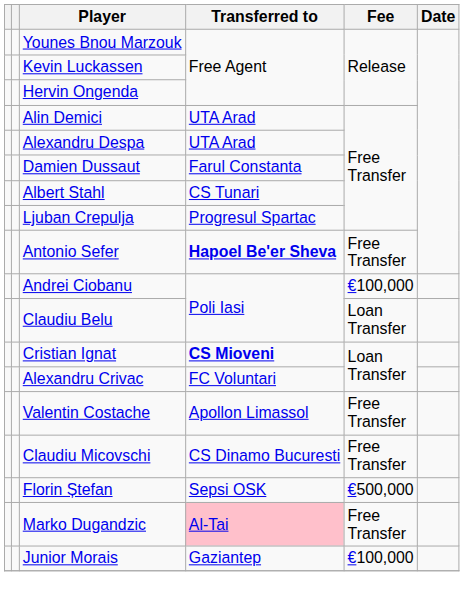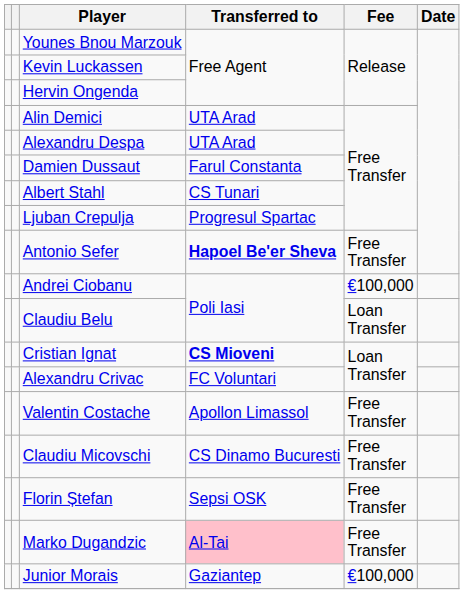(381, 490) €500,000 -> (377, 499) Free Transfer
